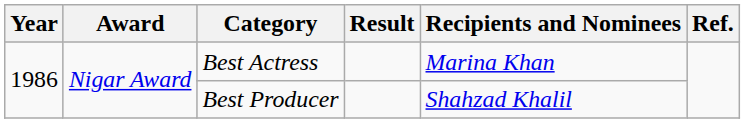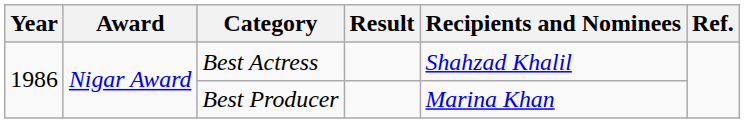(490, 61) Marina Khan -> (499, 61) Shahzad Khalil
(499, 99) Shahzad Khalil -> (490, 99) Marina Khan
